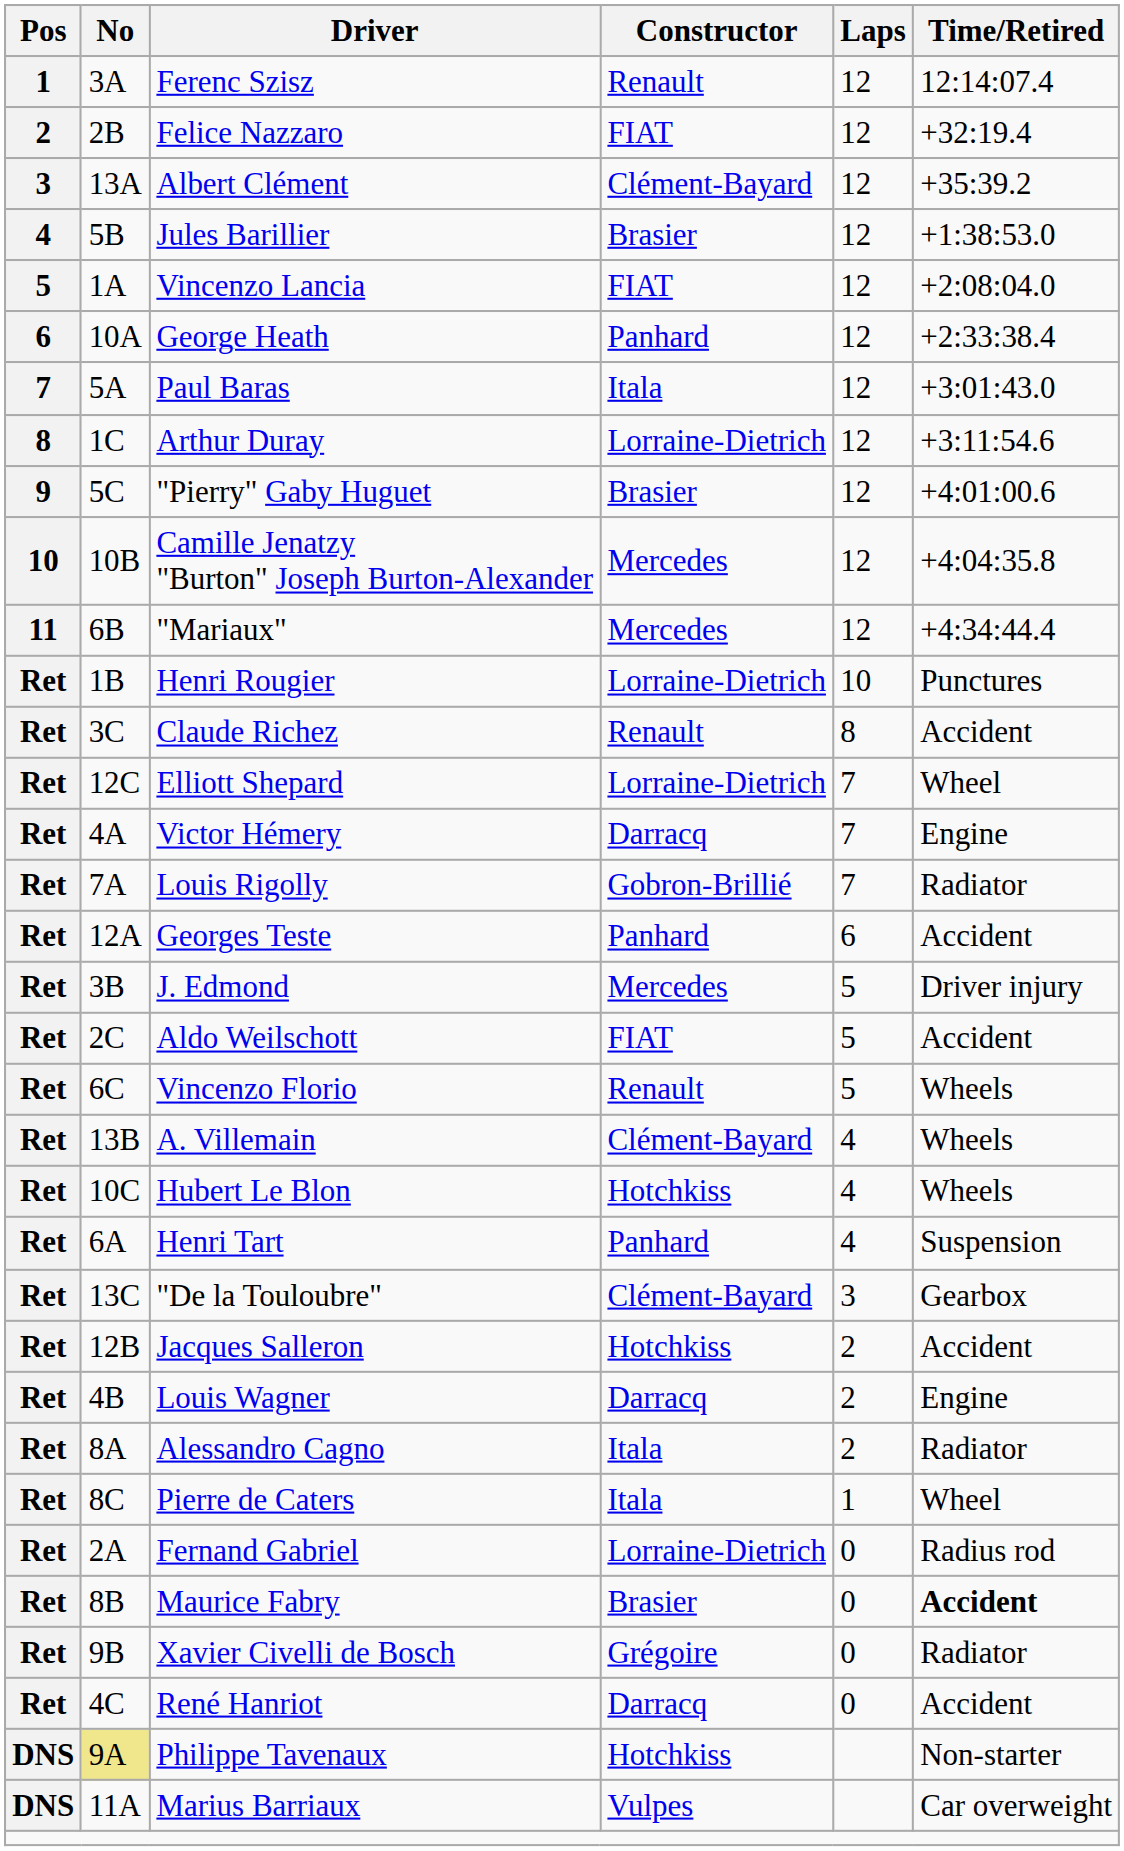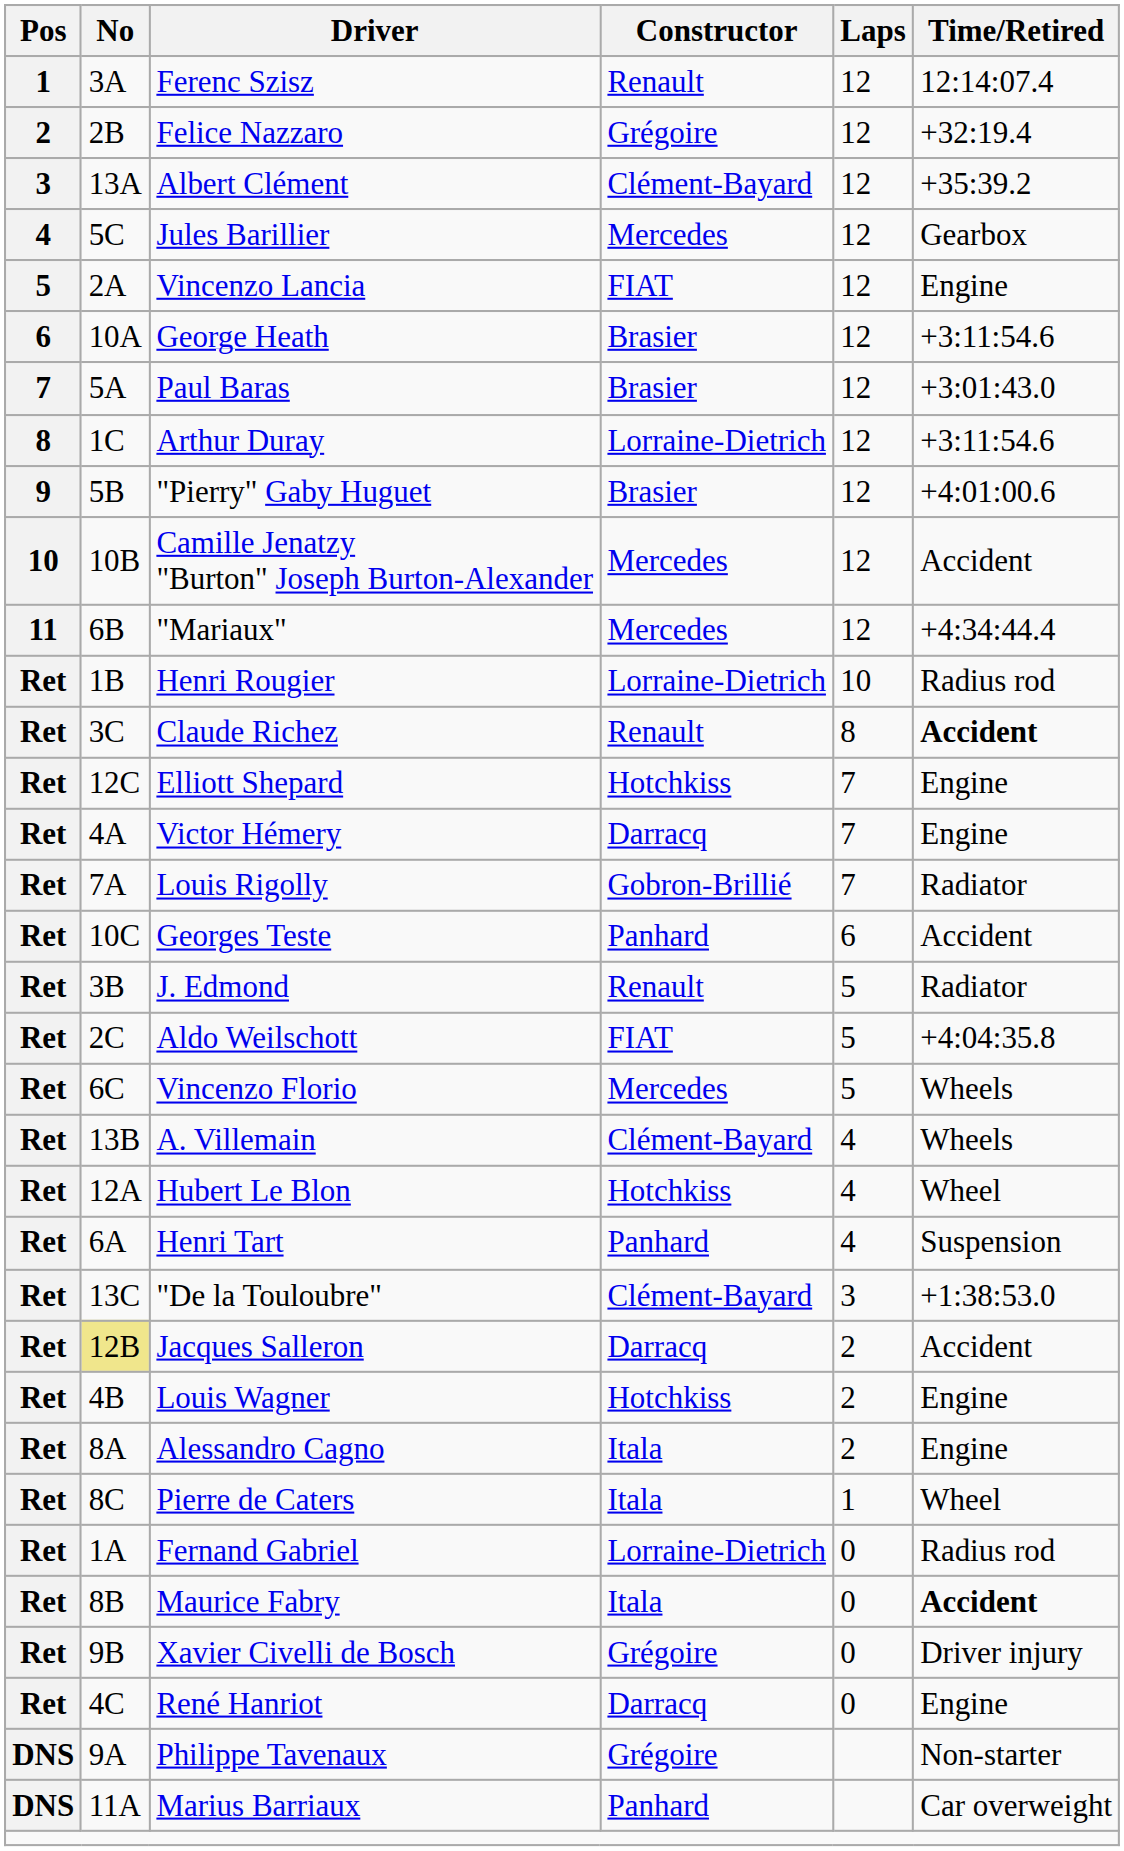(640, 132) FIAT -> (662, 132) Grégoire
(107, 234) 5B -> (107, 234) 5C
(652, 234) Brasier -> (668, 234) Mercedes
(988, 234) +1:38:53.0 -> (974, 234) Gearbox
(108, 285) 1A -> (108, 285) 2A
(988, 285) +2:08:04.0 -> (964, 285) Engine
(658, 337) Panhard -> (652, 337) Brasier
(988, 337) +2:33:38.4 -> (987, 337) +3:11:54.6
(635, 388) Itala -> (652, 388) Brasier
(107, 490) 5C -> (107, 490) 5B
(988, 559) +4:04:35.8 -> (976, 559) Accident
(981, 680) Punctures -> (988, 680) Radius rod
(976, 731) normal -> (979, 731) bold
(717, 782) Lorraine-Dietrich -> (669, 782) Hotchkiss
(961, 782) Wheel -> (964, 782) Engine
(115, 936) 12A -> (114, 936) 10C
(668, 987) Mercedes -> (656, 987) Renault
(1002, 987) Driver injury -> (974, 987) Radiator
(976, 1038) Accident -> (988, 1038) +4:04:35.8
(656, 1089) Renault -> (668, 1089) Mercedes
(114, 1191) 10C -> (115, 1191) 12A
(967, 1191) Wheels -> (961, 1191) Wheel
(974, 1294) Gearbox -> (988, 1294) +1:38:53.0
(114, 1345) no background -> (114, 1345) khaki background
(669, 1345) Hotchkiss -> (657, 1345) Darracq
(657, 1396) Darracq -> (669, 1396) Hotchkiss
(974, 1447) Radiator -> (964, 1447) Engine
(108, 1549) 2A -> (108, 1549) 1A
(652, 1600) Brasier -> (635, 1600) Itala
(974, 1651) Radiator -> (1002, 1651) Driver injury
(976, 1703) Accident -> (964, 1703) Engine
(108, 1754) khaki background -> (108, 1754) no background
(669, 1754) Hotchkiss -> (662, 1754) Grégoire
(650, 1805) Vulpes -> (658, 1805) Panhard
